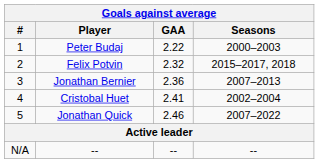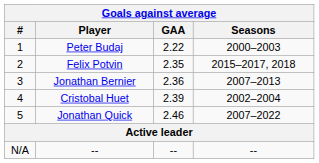(173, 64) 2.32 -> (173, 64) 2.35
(173, 99) 2.41 -> (173, 99) 2.39
